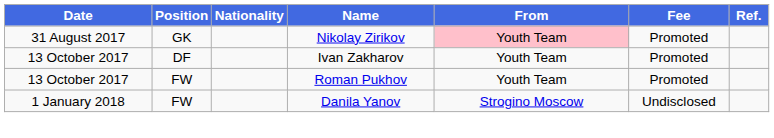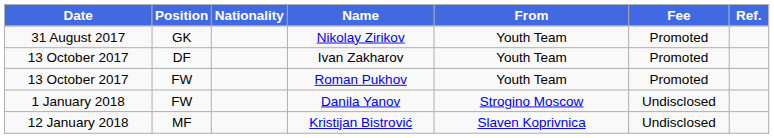(532, 37) pink background -> (532, 37) no background
+ row: (361, 122)
